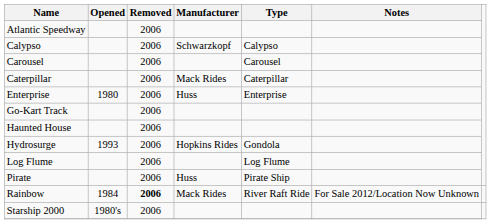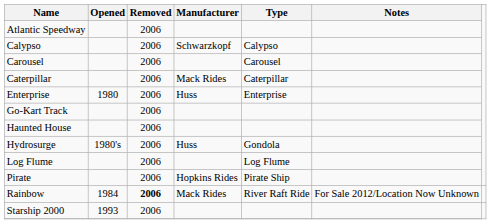(108, 144) 1993 -> (108, 144) 1980's
(207, 144) Hopkins Rides -> (187, 144) Huss
(187, 177) Huss -> (207, 177) Hopkins Rides
(108, 210) 1980's -> (108, 210) 1993
